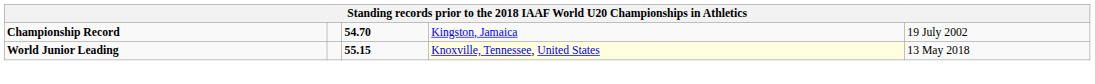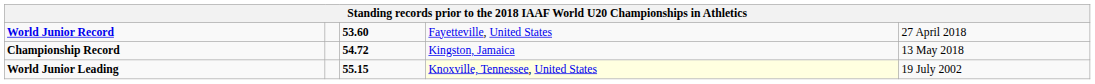+ row: (60, 32)
(358, 32) 54.70 -> (356, 50) 54.72
(937, 32) 19 July 2002 -> (933, 50) 13 May 2018
(938, 50) 13 May 2018 -> (932, 69) 19 July 2002
